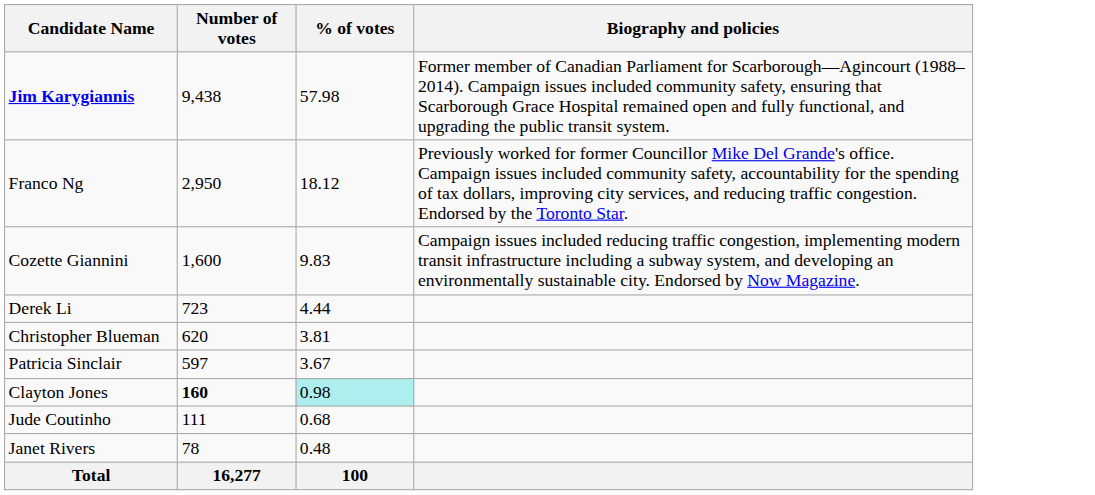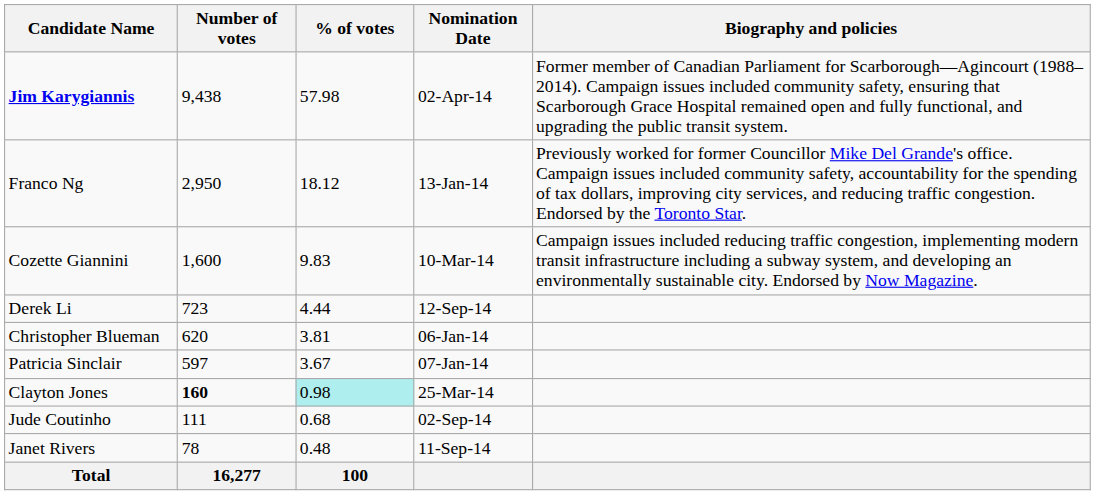+ column: (473, 28)
